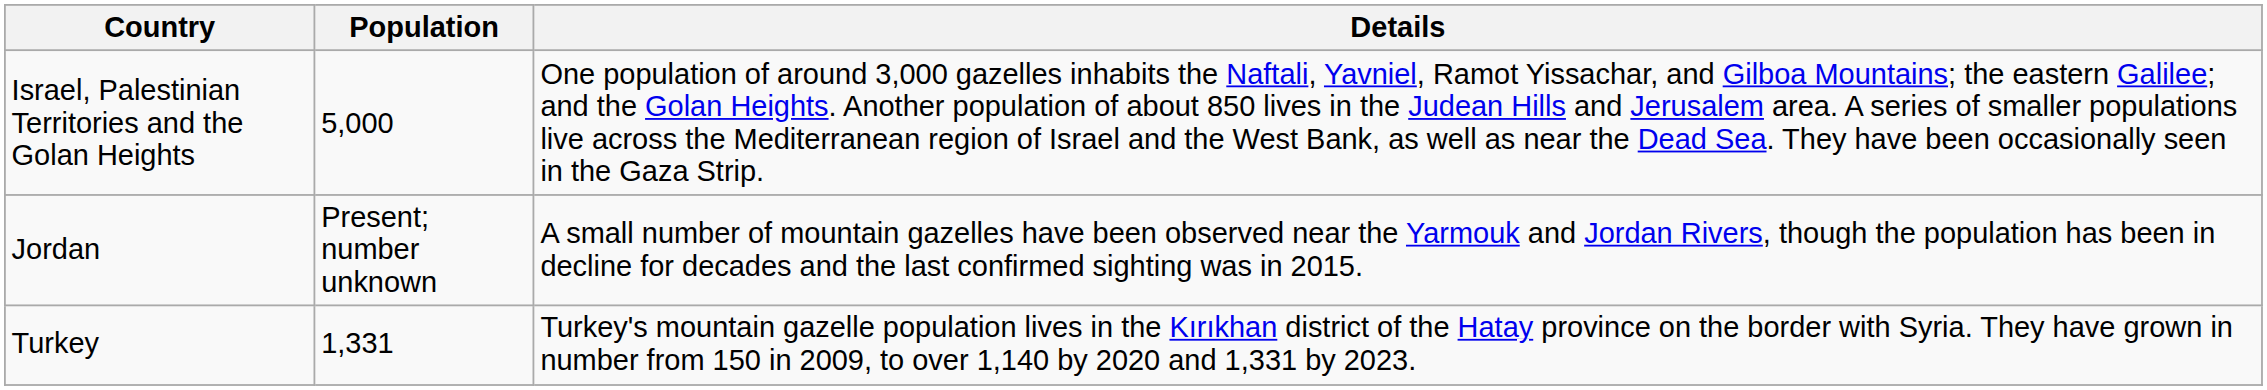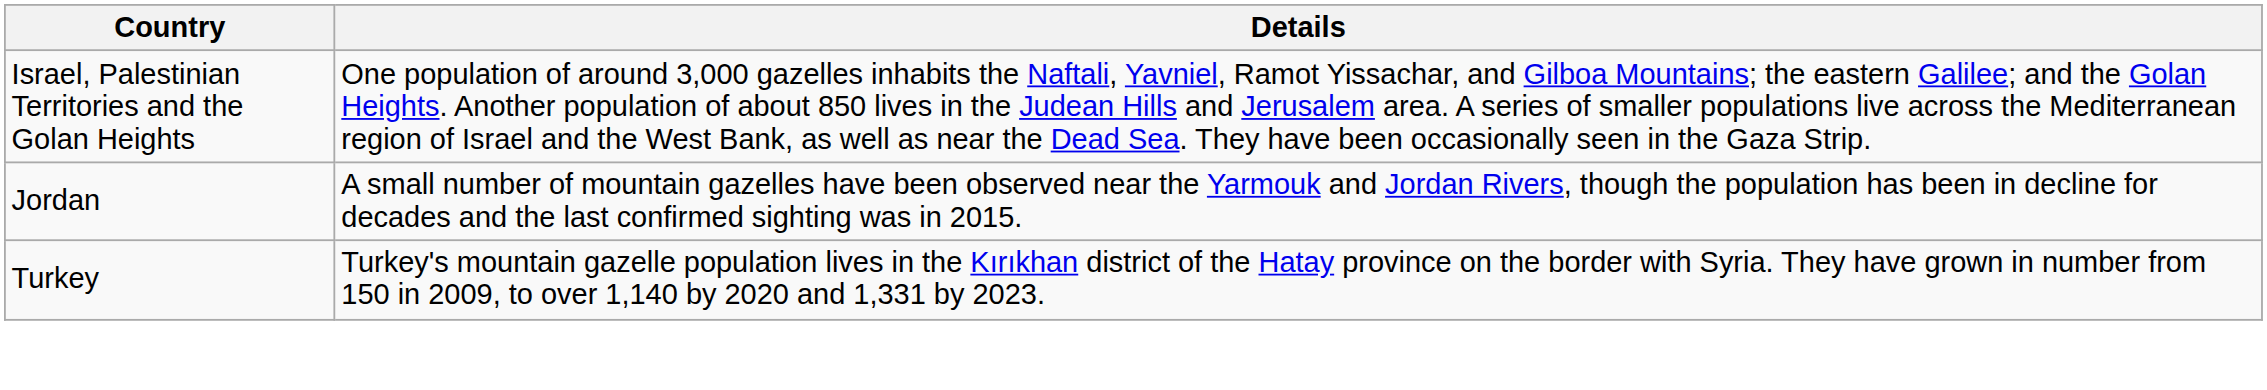- column: (424, 27)
